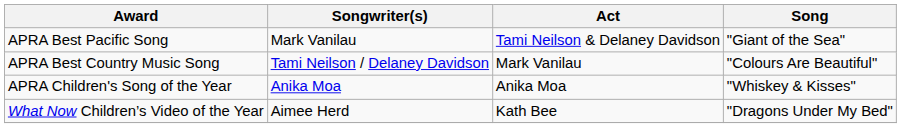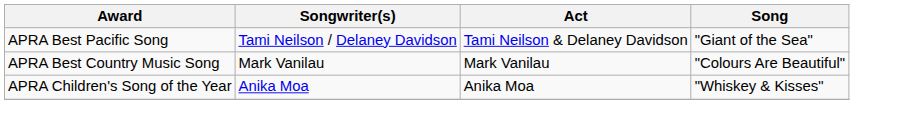(314, 39) Mark Vanilau -> (348, 39) Tami Neilson / Delaney Davidson
(380, 63) Tami Neilson / Delaney Davidson -> (281, 63) Mark Vanilau
- row: (136, 110)
